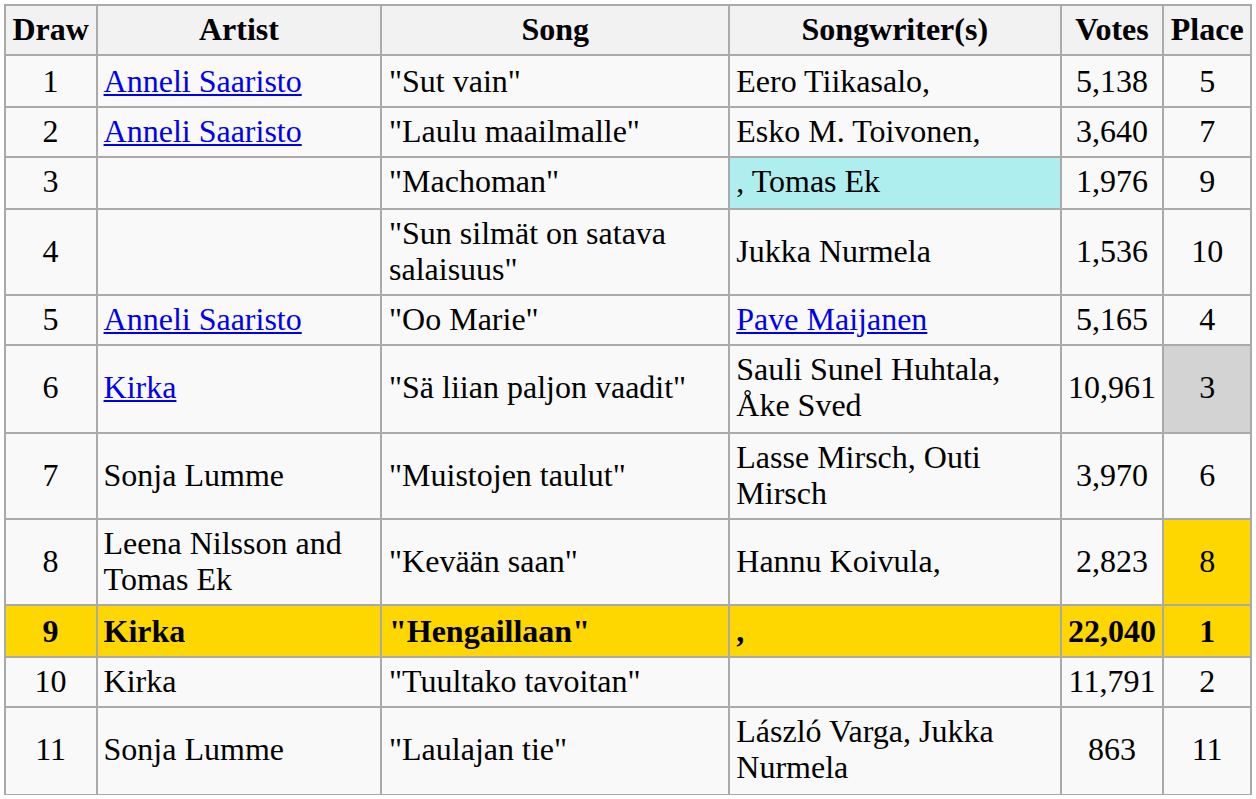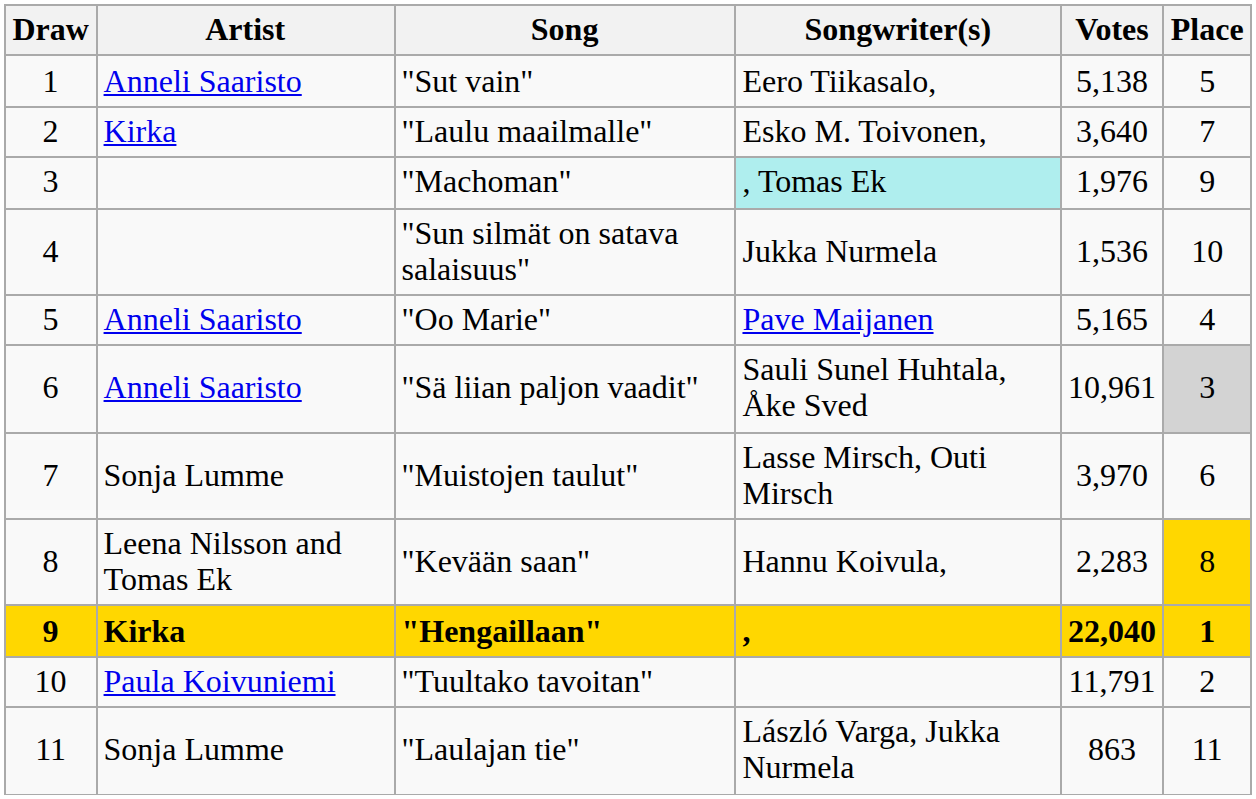(203, 131) Anneli Saaristo -> (140, 131) Kirka
(140, 388) Kirka -> (203, 388) Anneli Saaristo
(1112, 561) 2,823 -> (1112, 561) 2,283
(140, 681) Kirka -> (220, 681) Paula Koivuniemi
